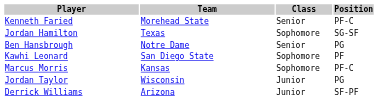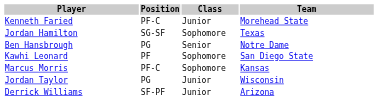columns swapped: (354, 10) <-> (207, 10)
(291, 21) Senior -> (197, 21) Junior
